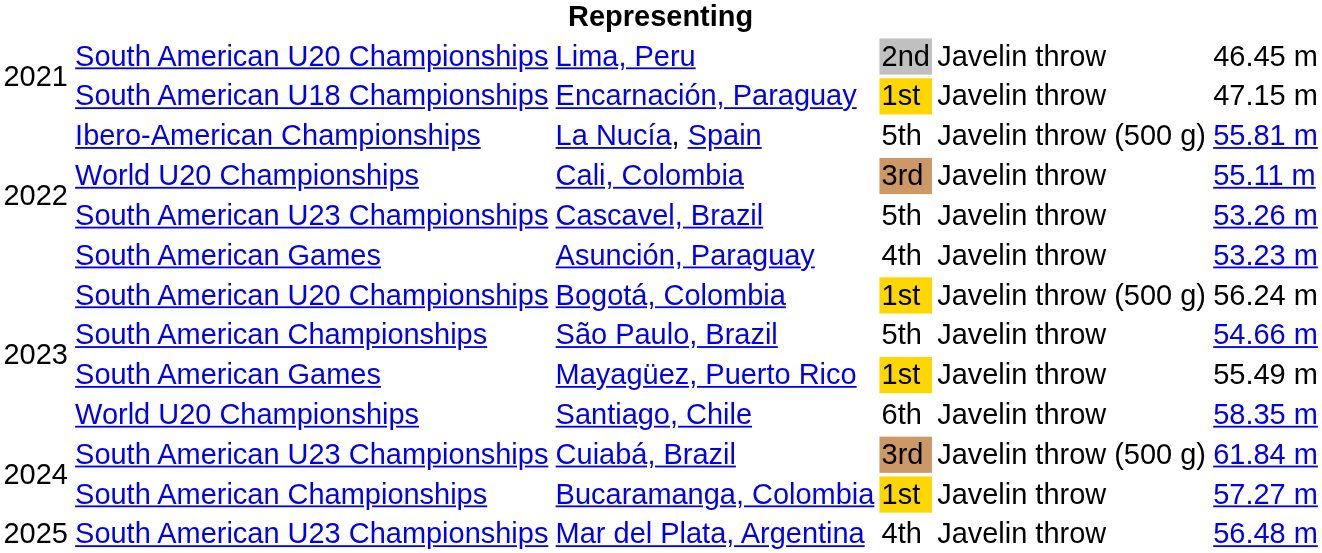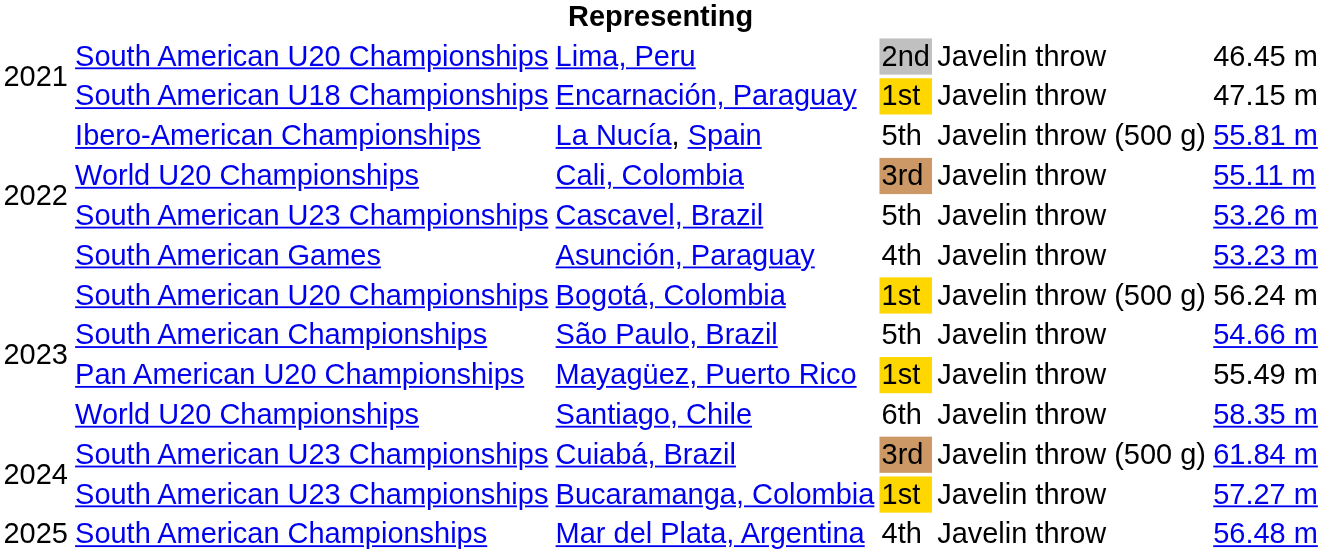(228, 374) South American Games -> (300, 374) Pan American U20 Championships
(281, 494) South American Championships -> (312, 494) South American U23 Championships
(312, 533) South American U23 Championships -> (281, 533) South American Championships
